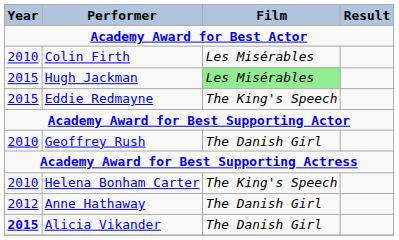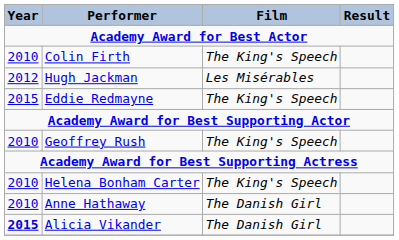(260, 57) Les Misérables -> (272, 57) The King's Speech
(23, 78) 2015 -> (23, 78) 2012
(260, 78) lightgreen background -> (260, 78) no background
(264, 141) The Danish Girl -> (272, 141) The King's Speech
(23, 204) 2012 -> (23, 204) 2010
